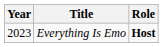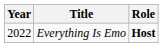(19, 33) 2023 -> (19, 33) 2022
